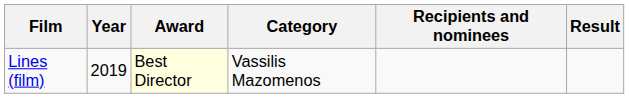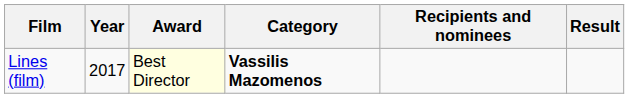(109, 70) 2019 -> (107, 70) 2017
(276, 70) normal -> (276, 70) bold
